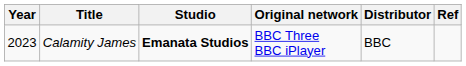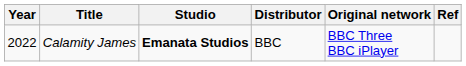columns swapped: (398, 14) <-> (306, 14)
(22, 43) 2023 -> (22, 43) 2022
